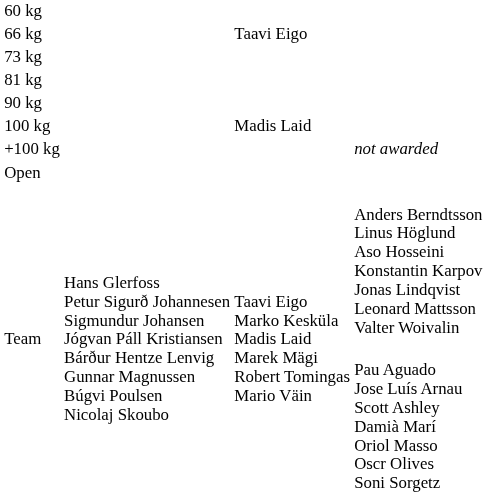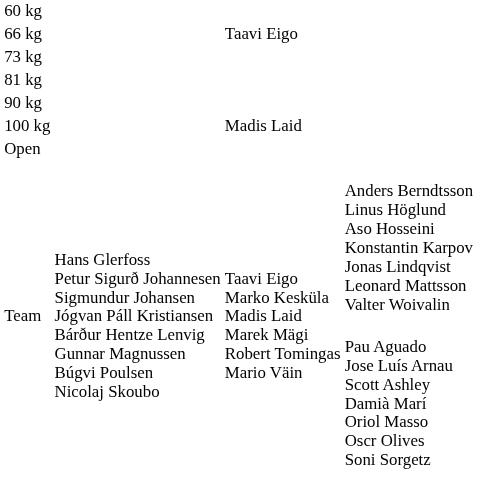- row: (32, 149)
